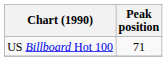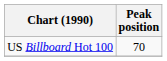(139, 46) 71 -> (139, 46) 70
